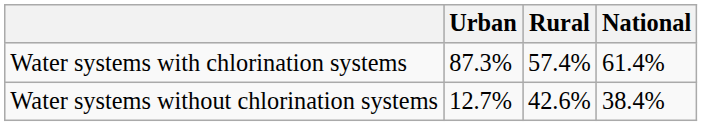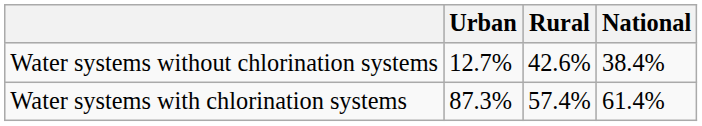rows swapped: (209, 62) <-> (224, 100)
